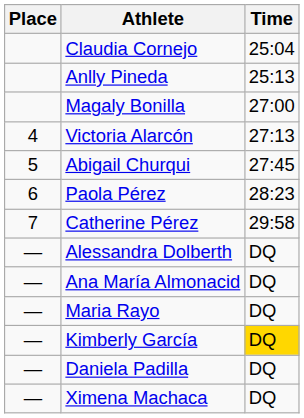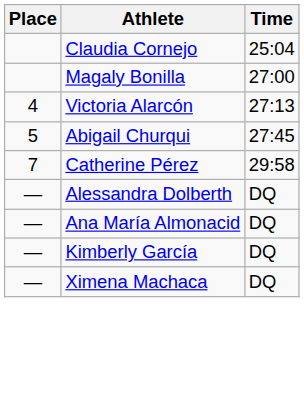- row: (117, 77)
- row: (116, 194)
- row: (112, 310)
(263, 340) gold background -> (263, 252) no background
- row: (127, 369)
